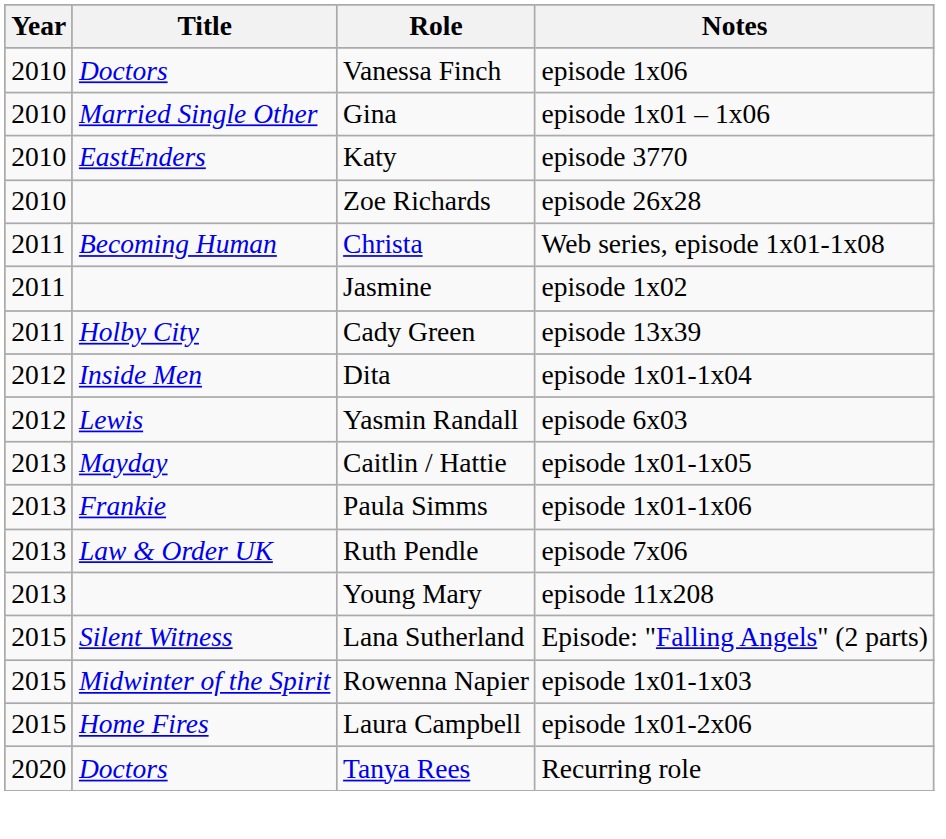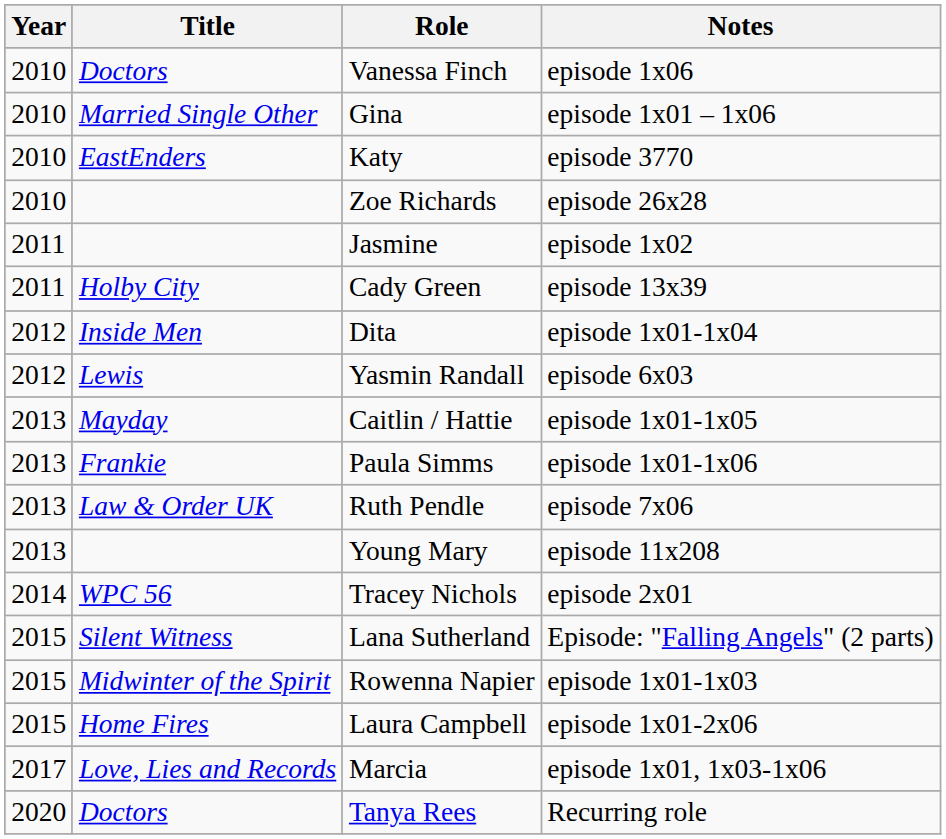- row: (383, 244)
+ row: (433, 593)
+ row: (388, 768)
